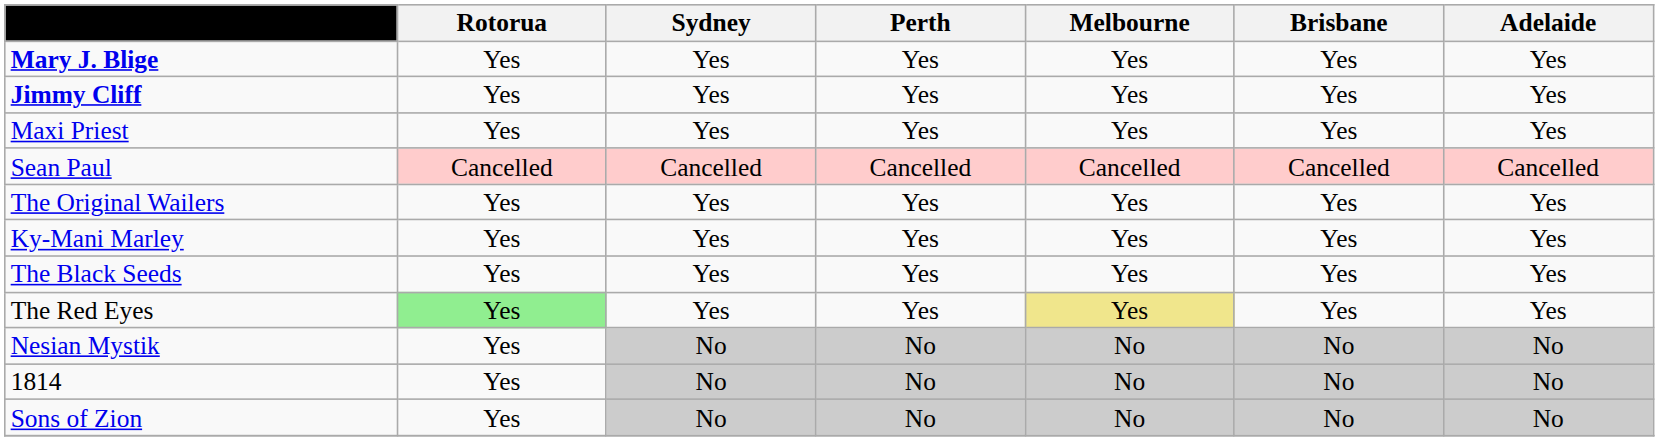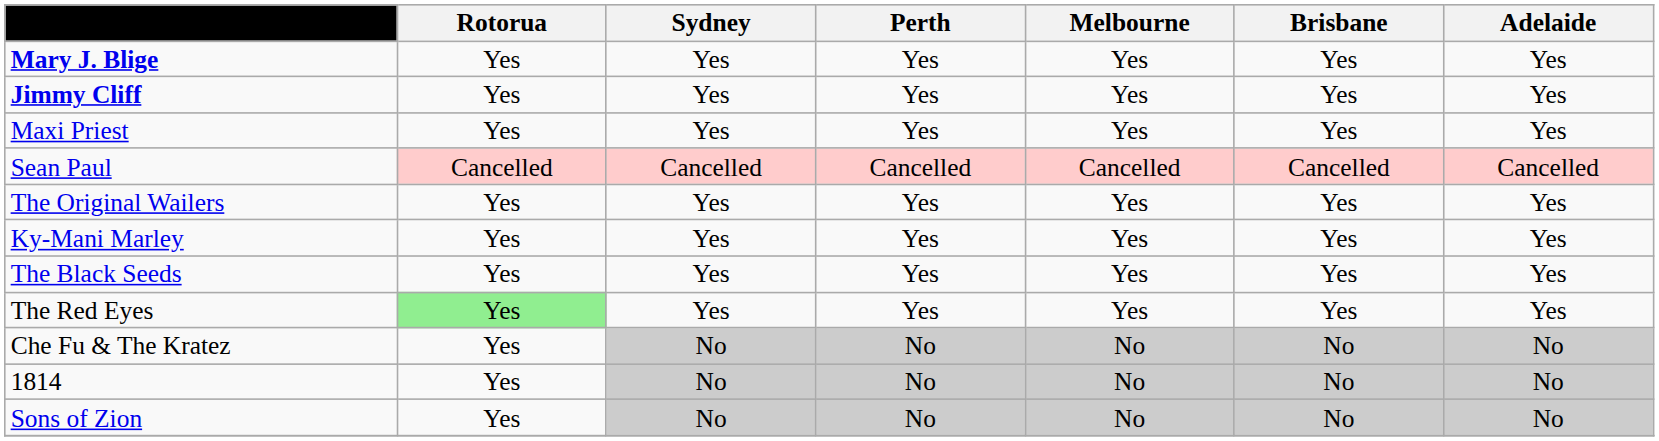(1130, 310) khaki background -> (1130, 310) no background
+ row: (121, 346)
- row: (85, 346)
